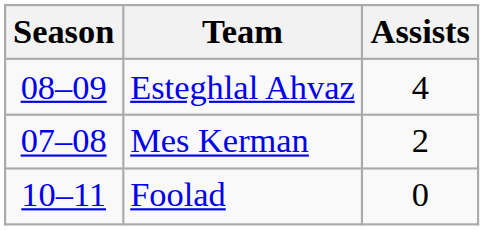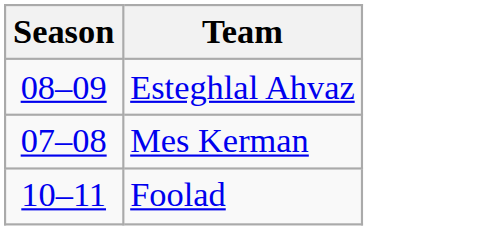- column: (420, 31)
